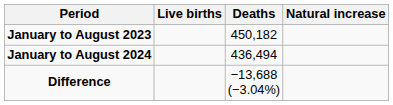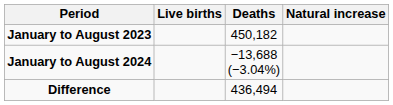(254, 55) 436,494 -> (254, 62) −13,688 (−3.04%)
(254, 82) −13,688 (−3.04%) -> (254, 89) 436,494
